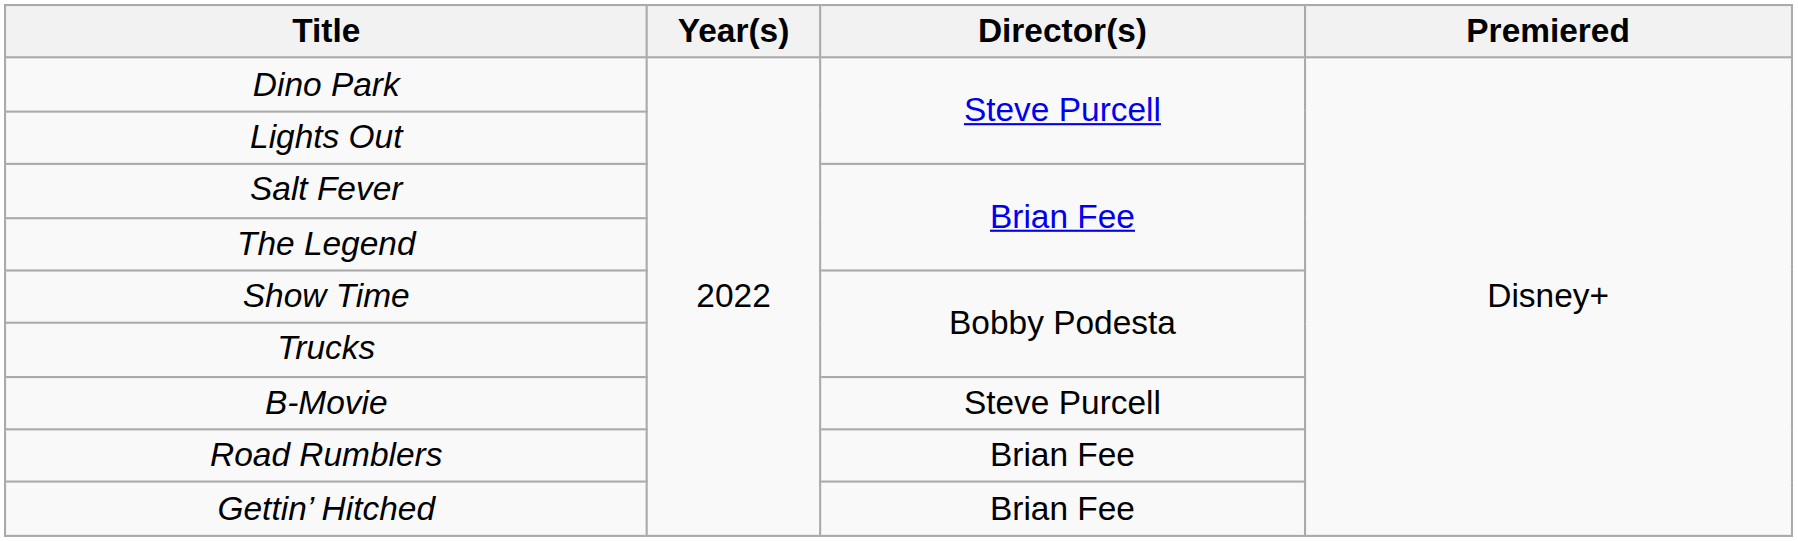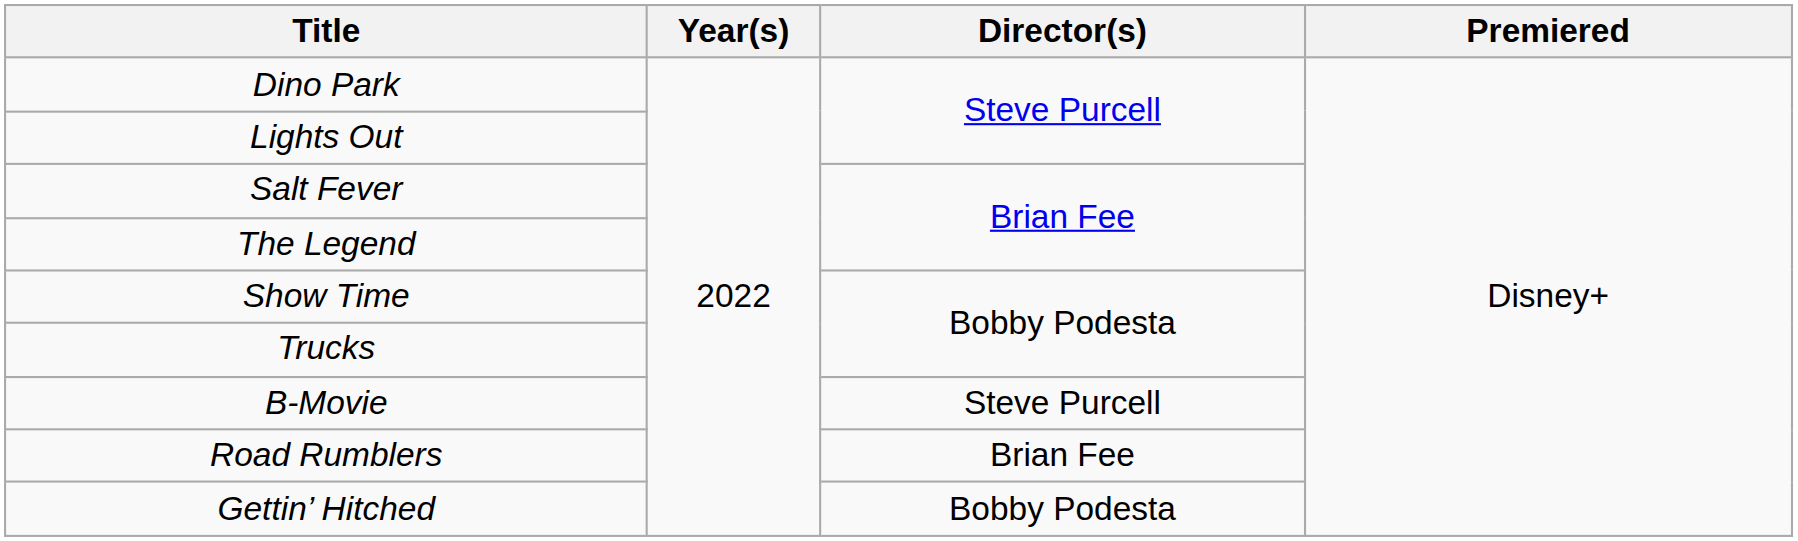(1062, 508) Brian Fee -> (1062, 508) Bobby Podesta
